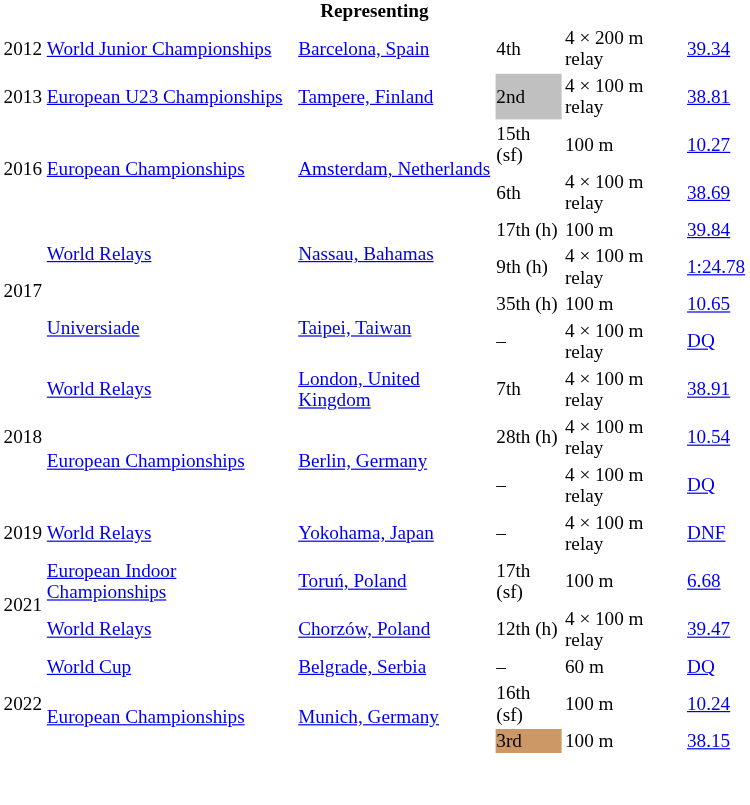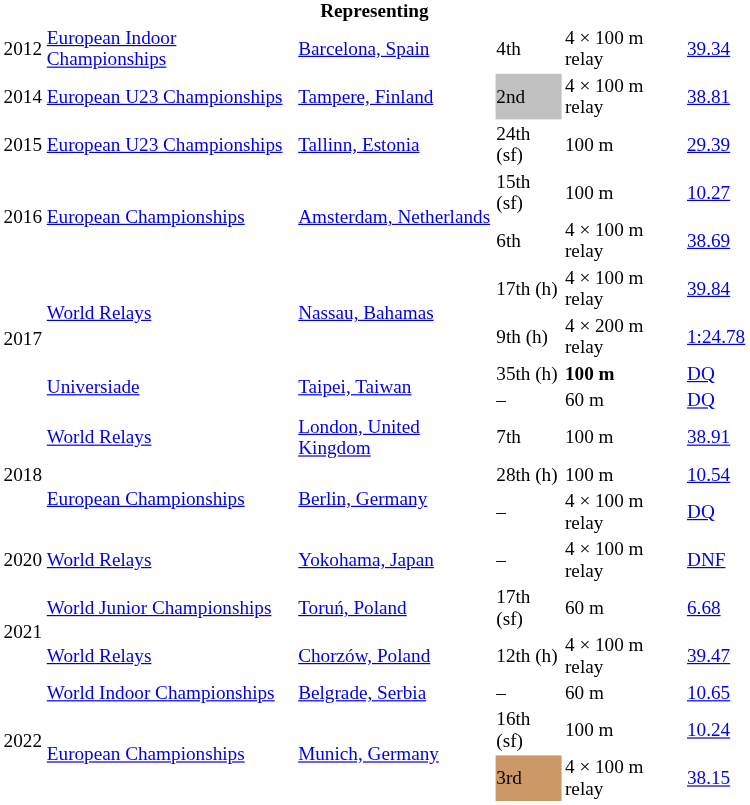(159, 48) World Junior Championships -> (112, 48) European Indoor Championships
(604, 48) 4 × 200 m relay -> (604, 48) 4 × 100 m relay
(23, 96) 2013 -> (23, 96) 2014
+ row: (359, 144)
(589, 229) 100 m -> (604, 288) 4 × 100 m relay
(604, 266) 4 × 100 m relay -> (604, 336) 4 × 200 m relay
(589, 304) normal -> (590, 373) bold
(709, 304) 10.65 -> (701, 373) DQ
(604, 341) 4 × 100 m relay -> (584, 400) 60 m
(604, 389) 4 × 100 m relay -> (589, 437) 100 m
(604, 437) 4 × 100 m relay -> (589, 474) 100 m
(23, 533) 2019 -> (23, 559) 2020
(112, 581) European Indoor Championships -> (159, 607) World Junior Championships
(589, 581) 100 m -> (584, 607) 60 m
(89, 666) World Cup -> (161, 692) World Indoor Championships
(701, 666) DQ -> (709, 692) 10.65
(589, 740) 100 m -> (604, 778) 4 × 100 m relay
